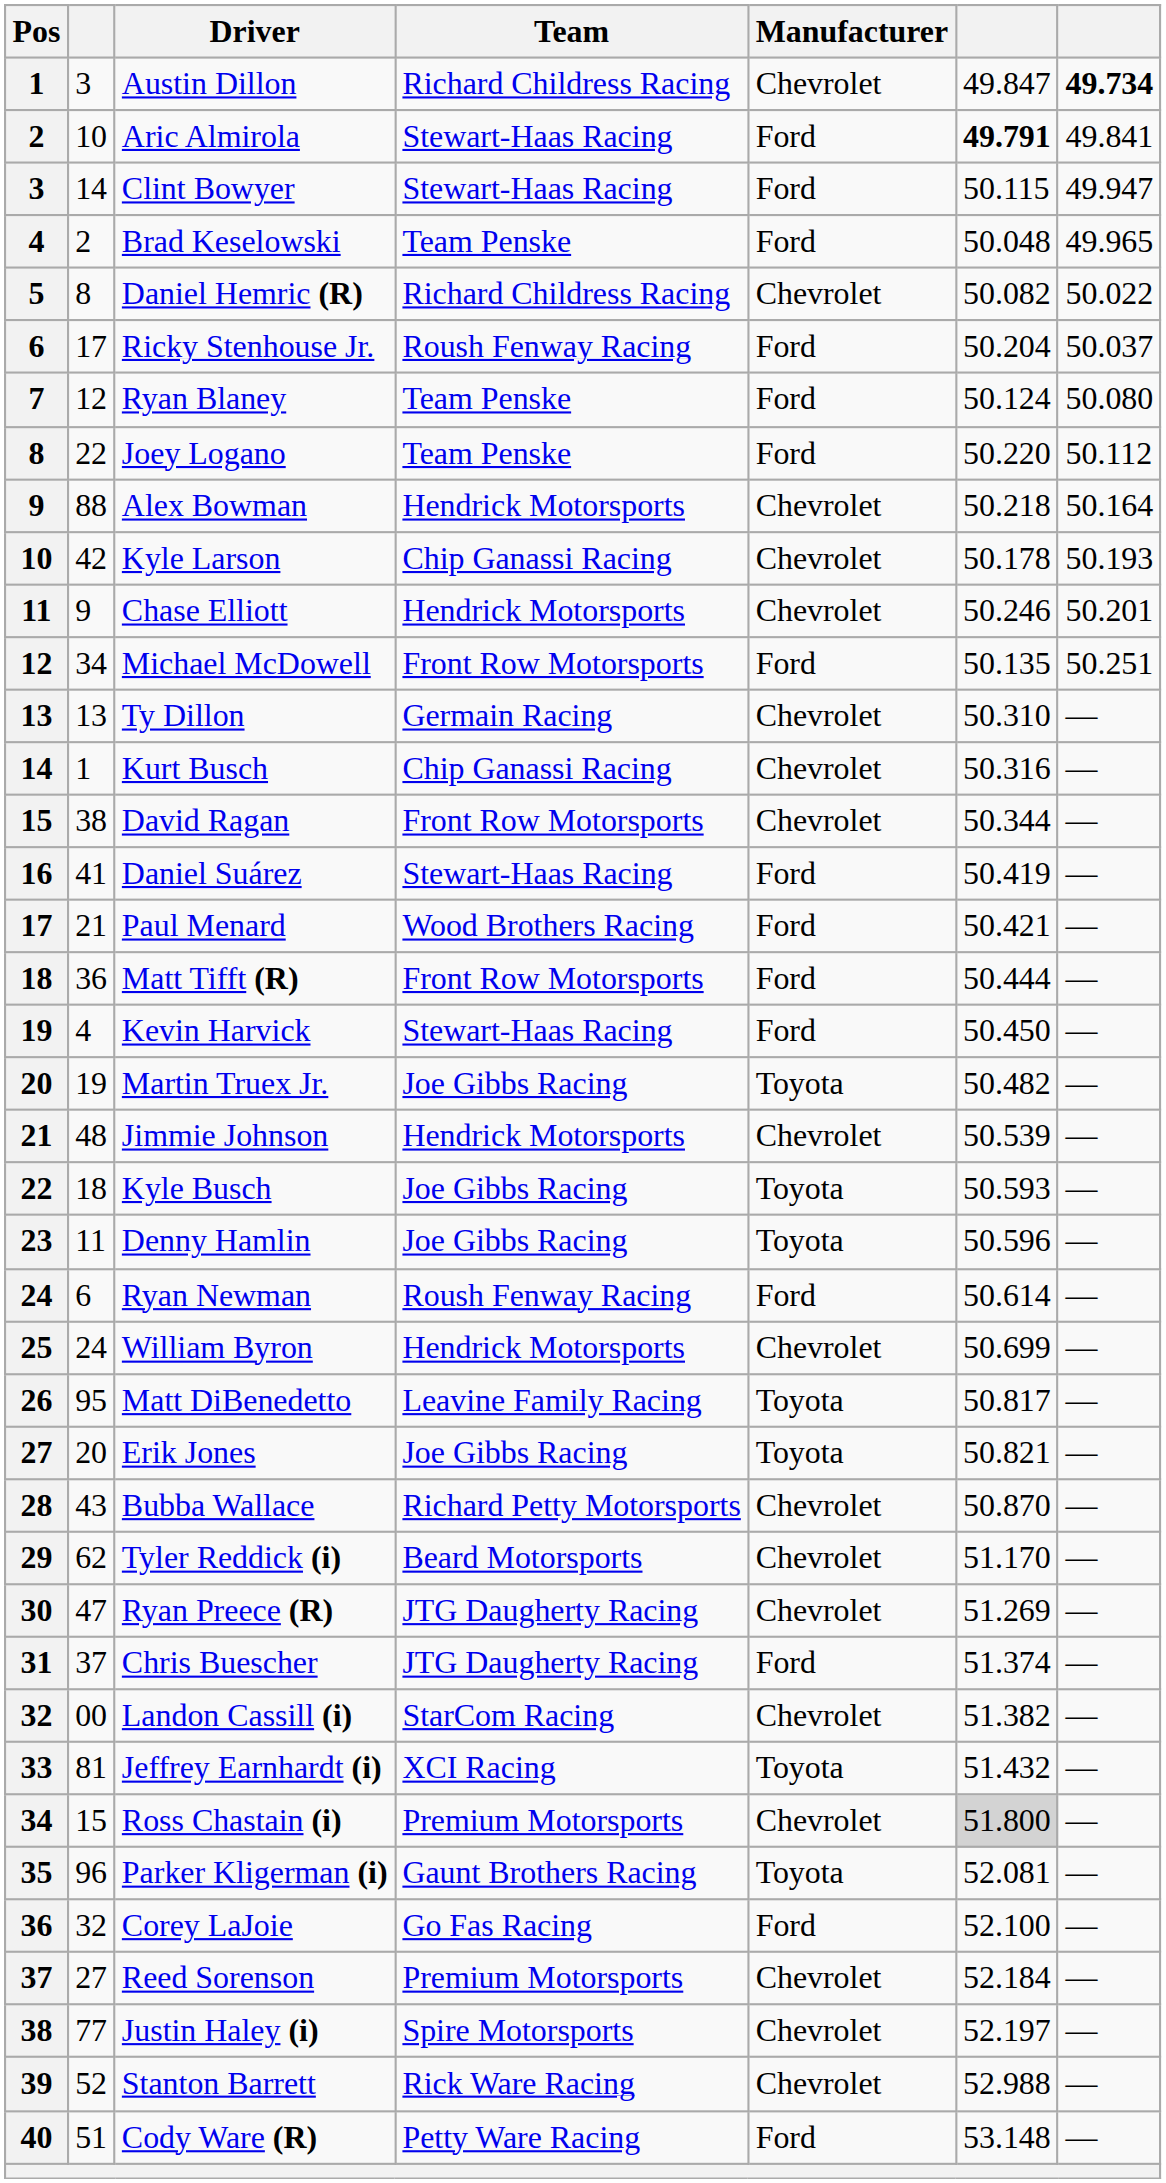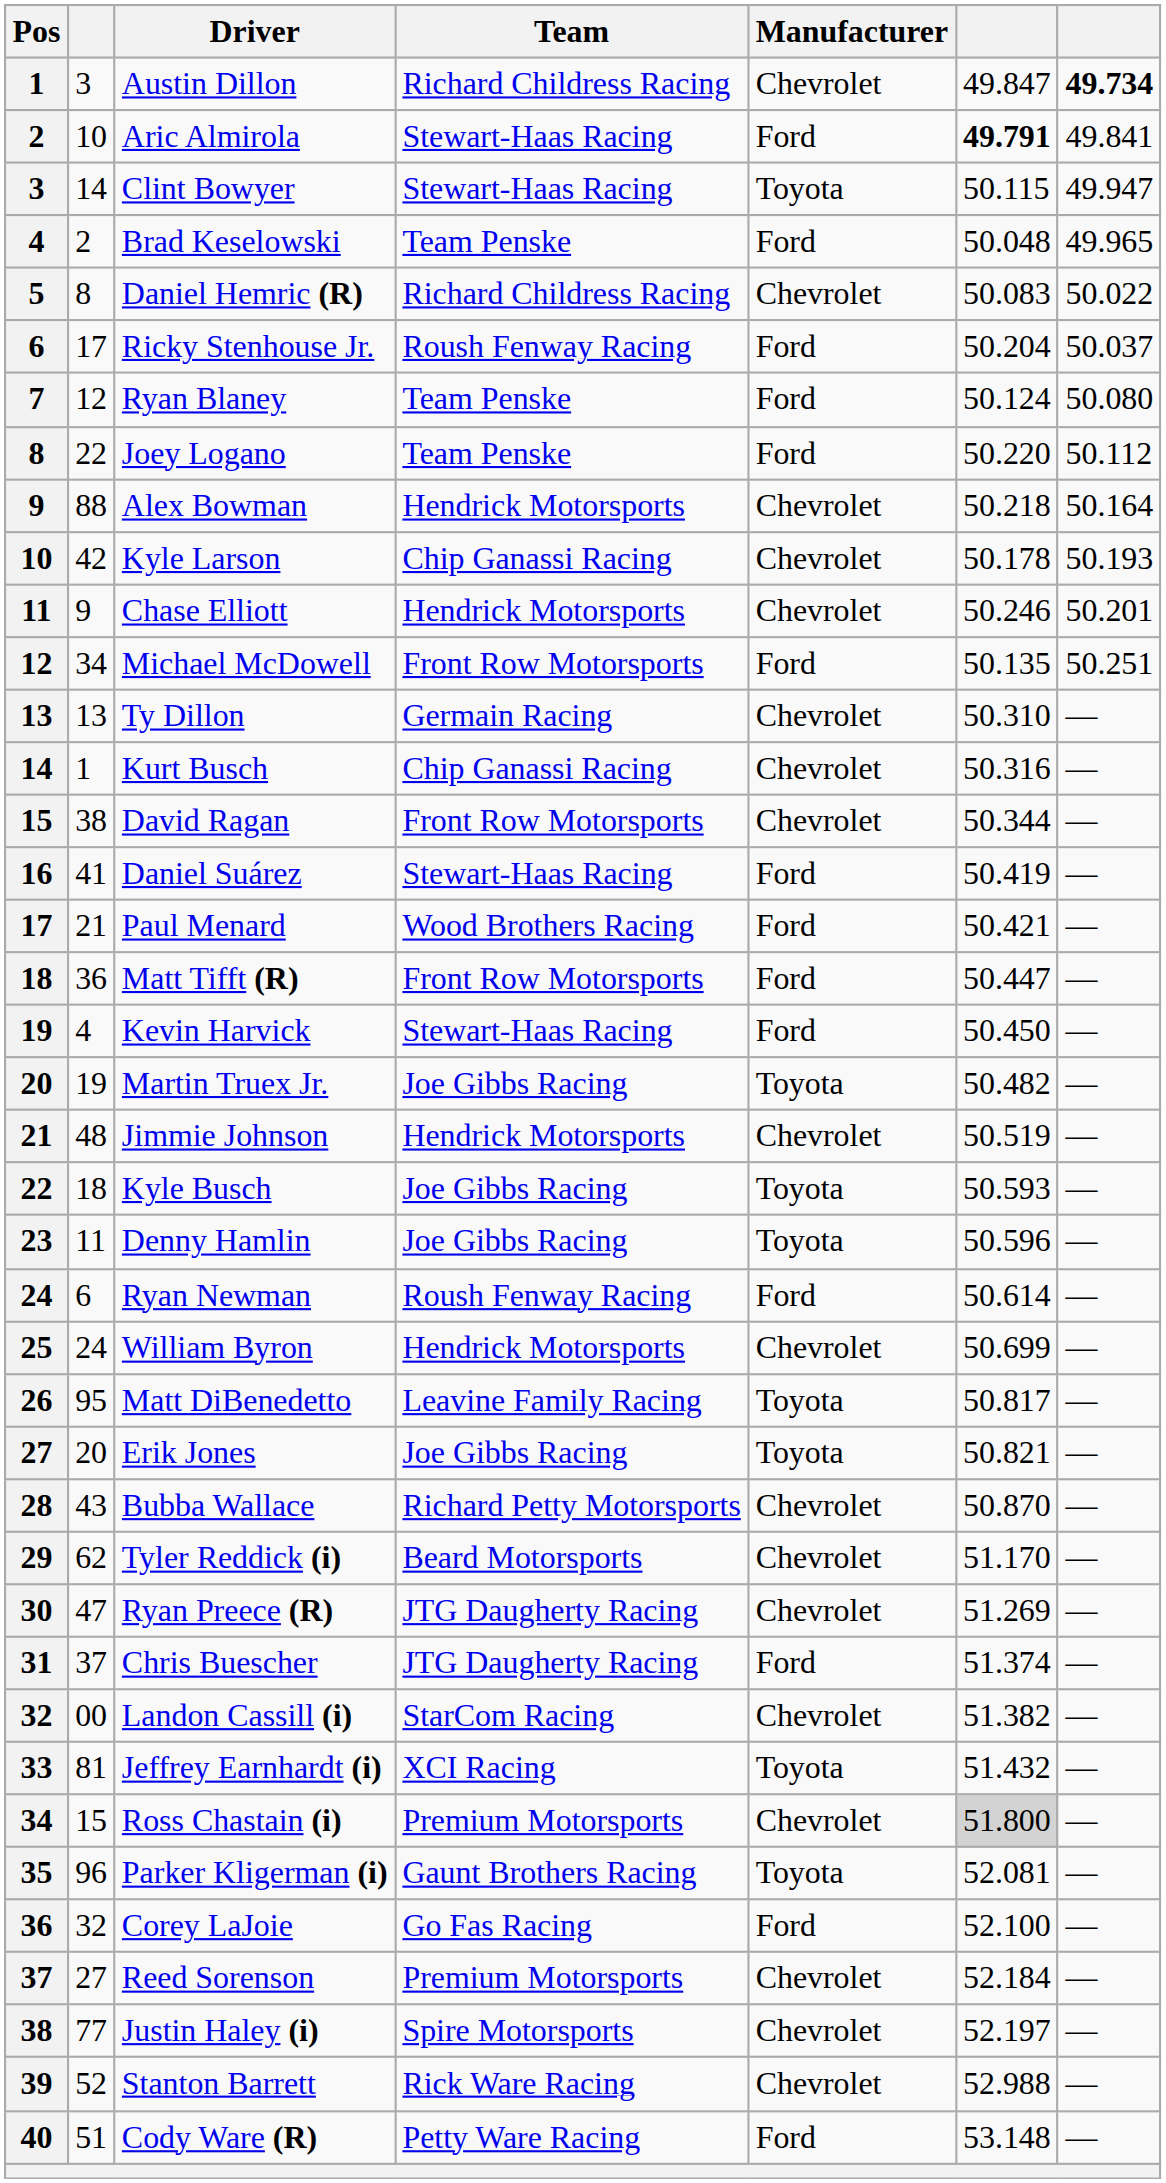(786, 188) Ford -> (800, 188) Toyota
(1007, 294) 50.082 -> (1007, 294) 50.083
(1007, 978) 50.444 -> (1007, 978) 50.447
(1007, 1136) 50.539 -> (1007, 1136) 50.519
